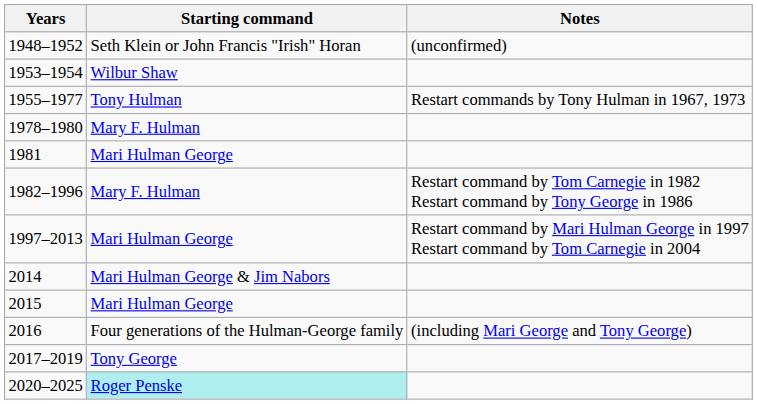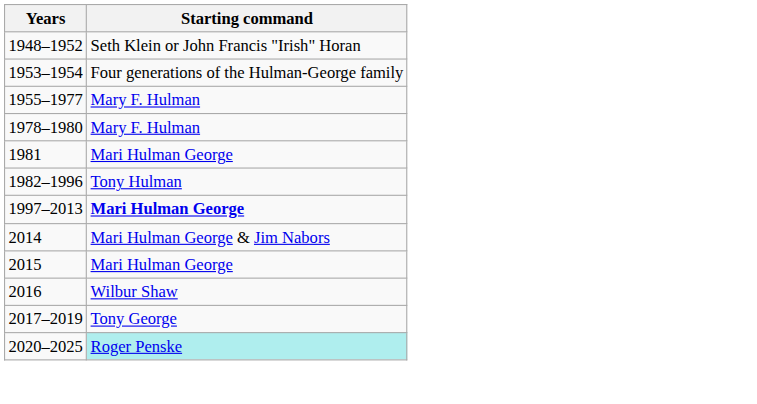- column: (580, 18)
(134, 72) Wilbur Shaw -> (247, 72) Four generations of the Hulman-George family
(136, 100) Tony Hulman -> (145, 100) Mary F. Hulman
(145, 192) Mary F. Hulman -> (136, 182) Tony Hulman
(162, 239) normal -> (167, 209) bold
(247, 330) Four generations of the Hulman-George family -> (134, 291) Wilbur Shaw
